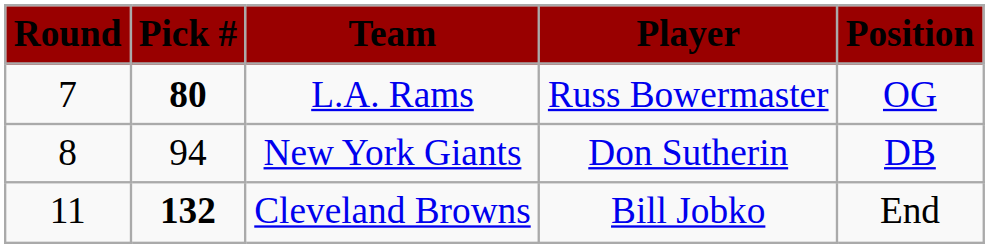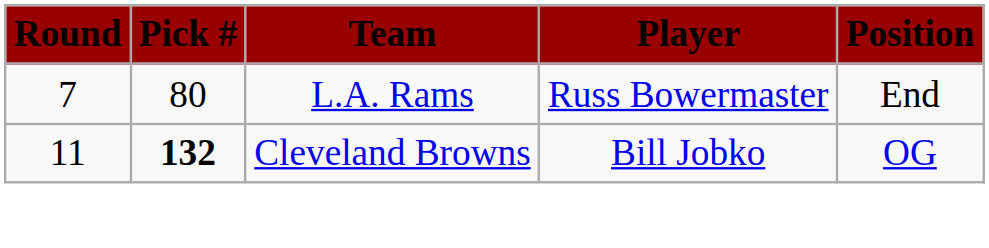(188, 93) bold -> (188, 93) normal
(910, 93) OG -> (910, 93) End
- row: (392, 152)
(910, 211) End -> (910, 152) OG
